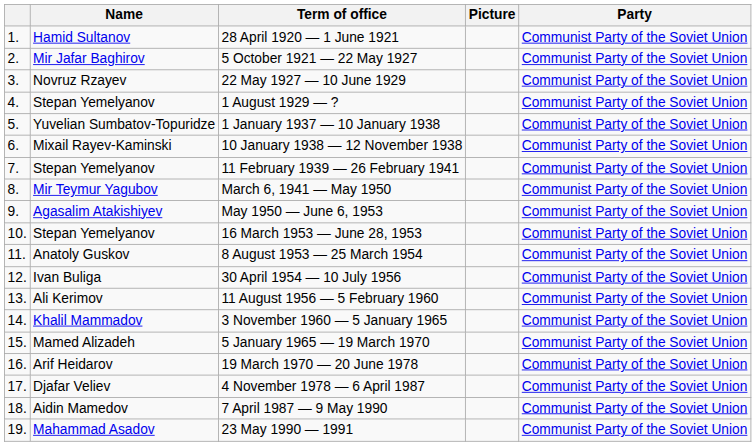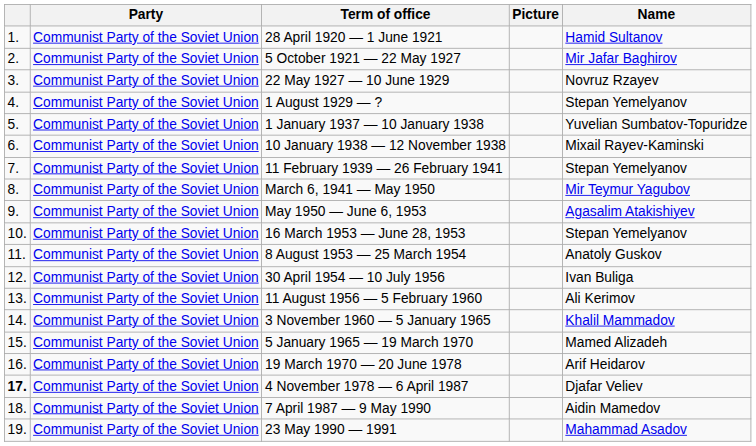columns swapped: (124, 15) <-> (635, 15)
(17, 386) normal -> (17, 386) bold
